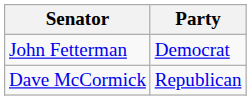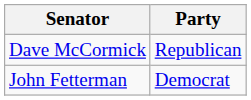rows swapped: (77, 79) <-> (68, 49)
